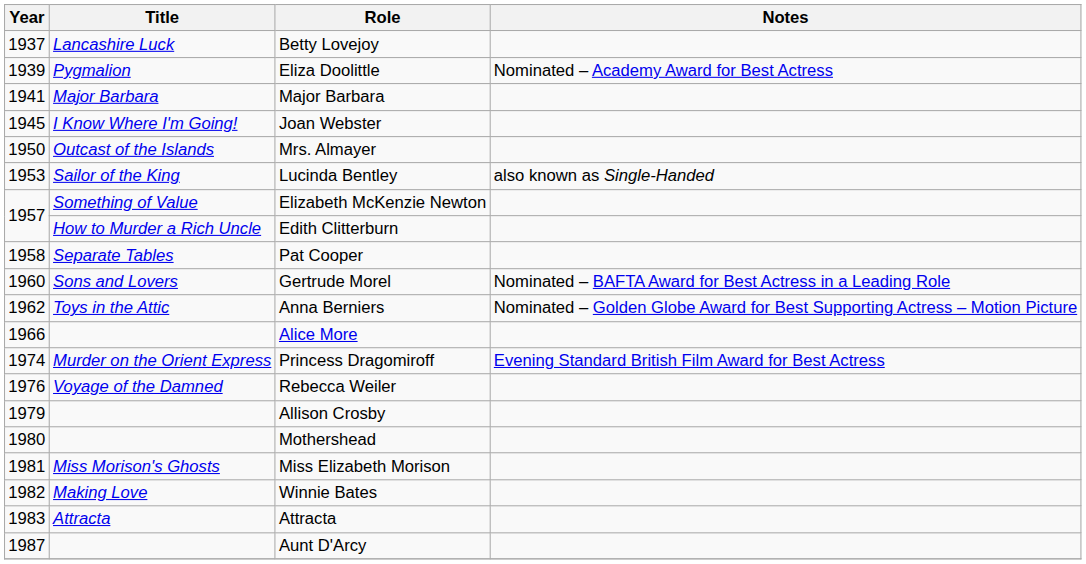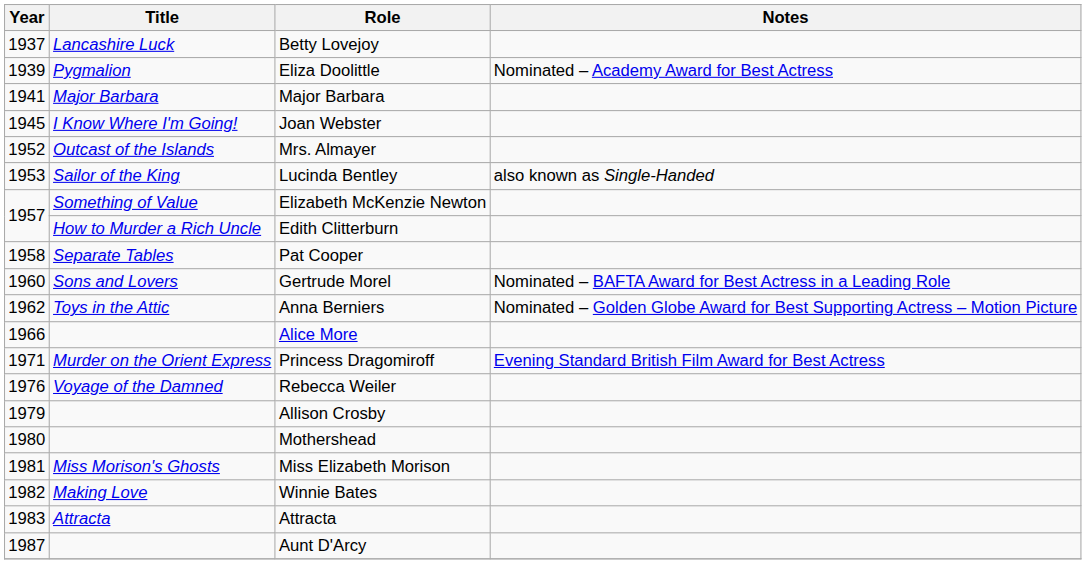(27, 149) 1950 -> (27, 149) 1952
(27, 360) 1974 -> (27, 360) 1971
